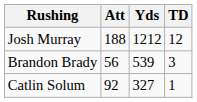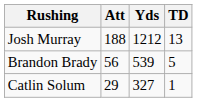(176, 39) 12 -> (176, 39) 13
(172, 62) 3 -> (172, 62) 5
(111, 85) 92 -> (111, 85) 29
